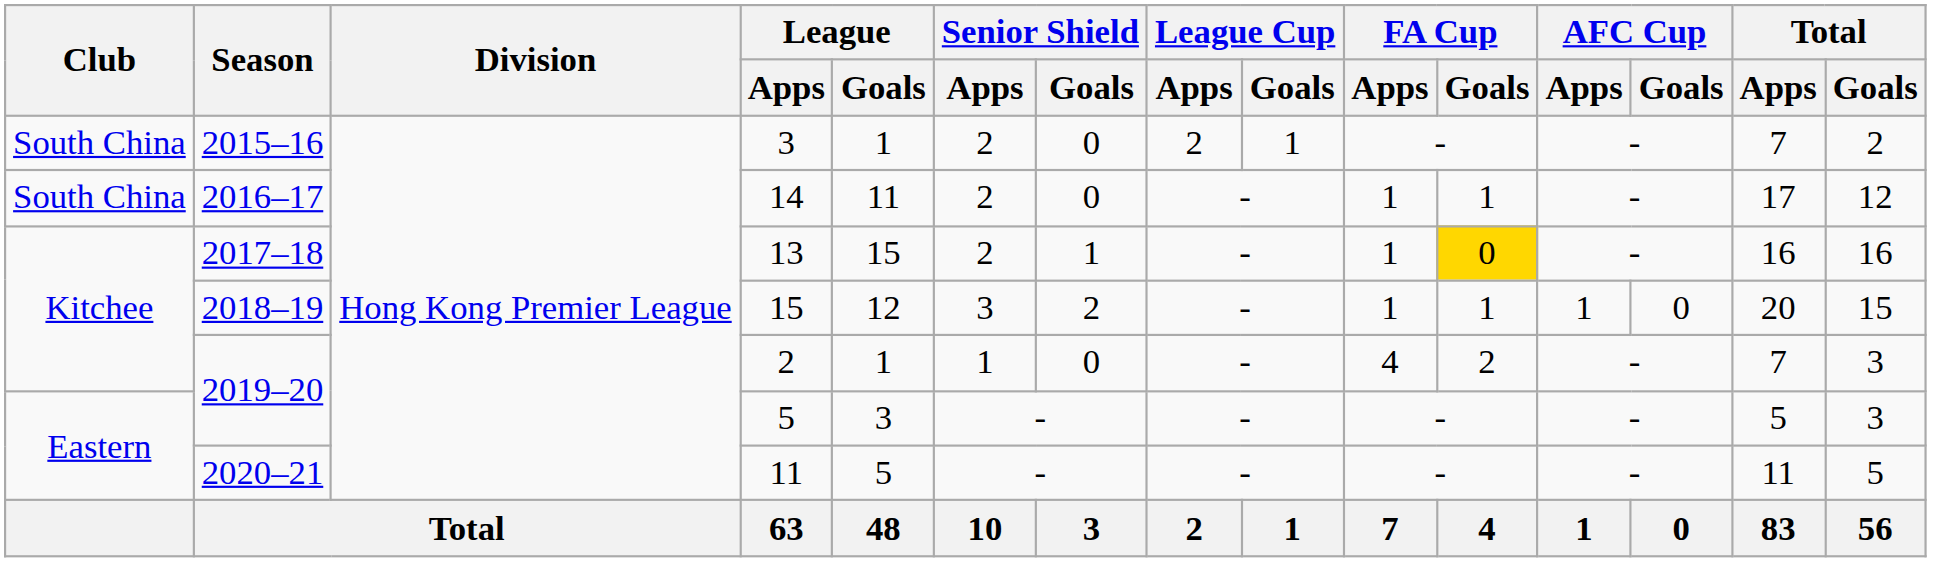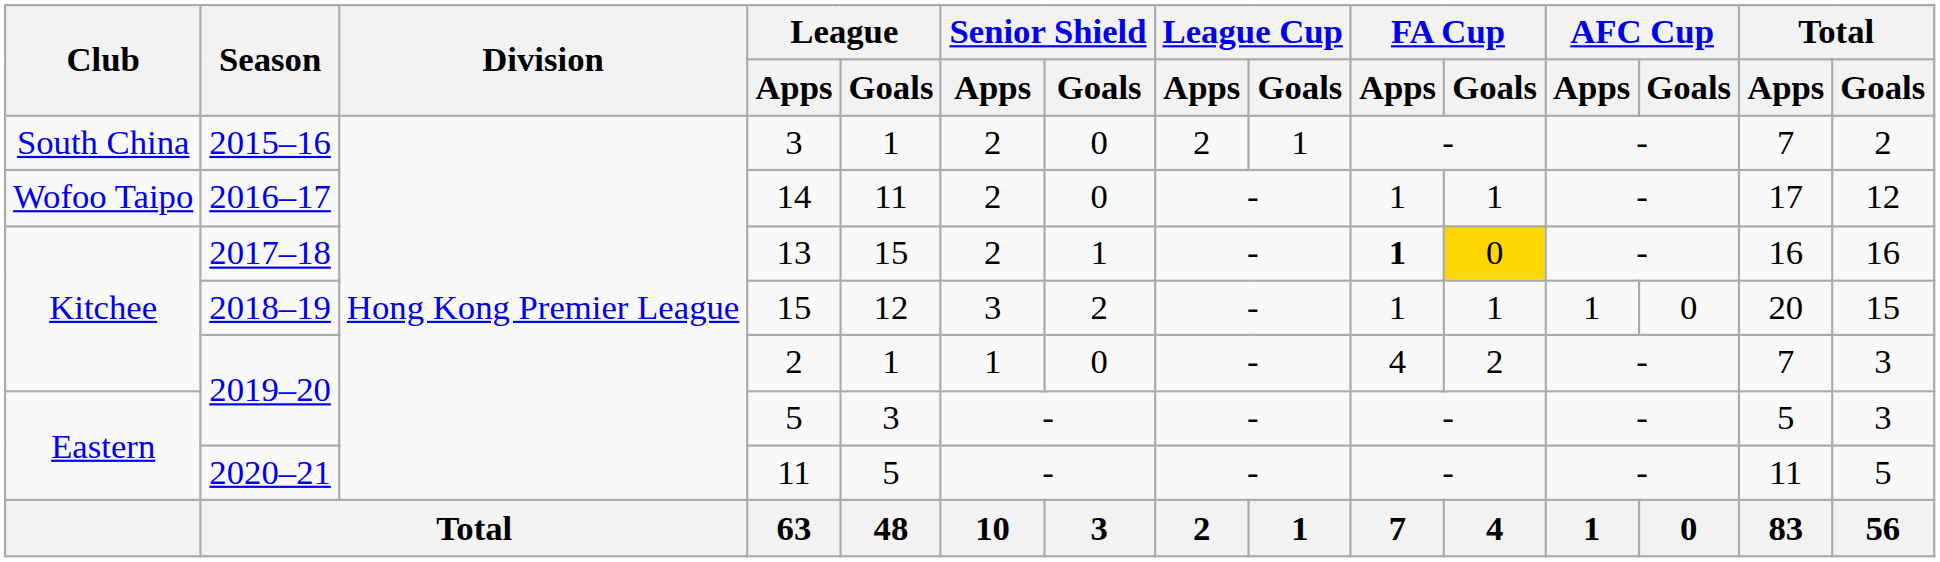(99, 197) South China -> (103, 197) Wofoo Taipo
(1390, 252) normal -> (1398, 252) bold
